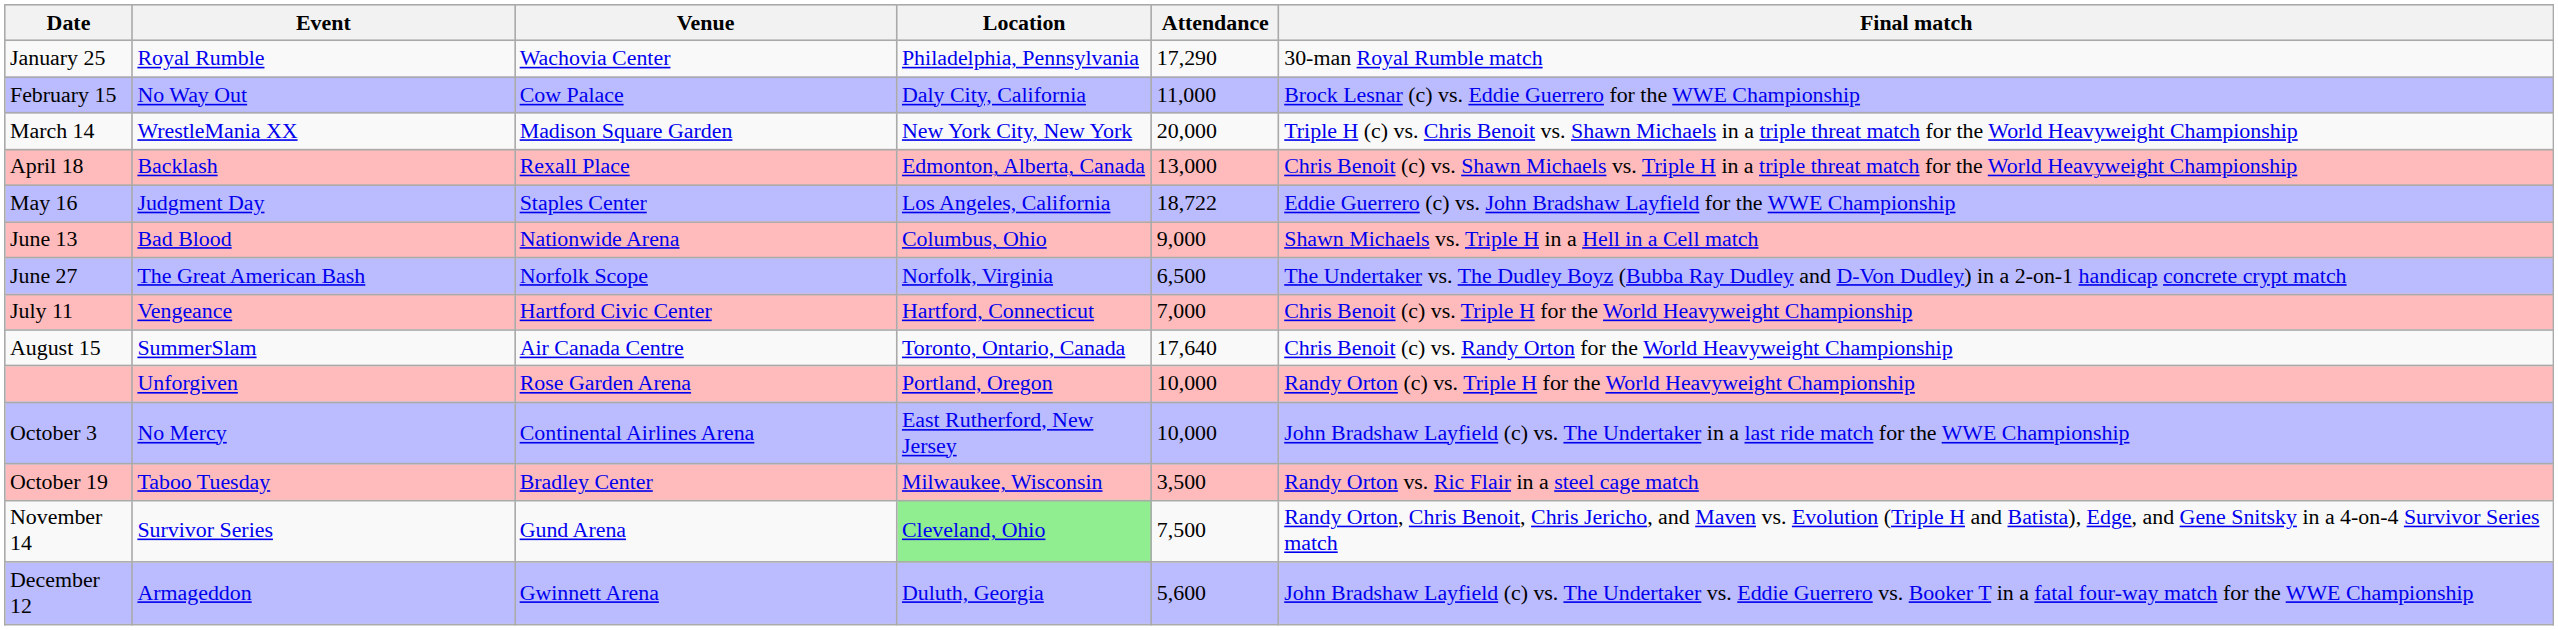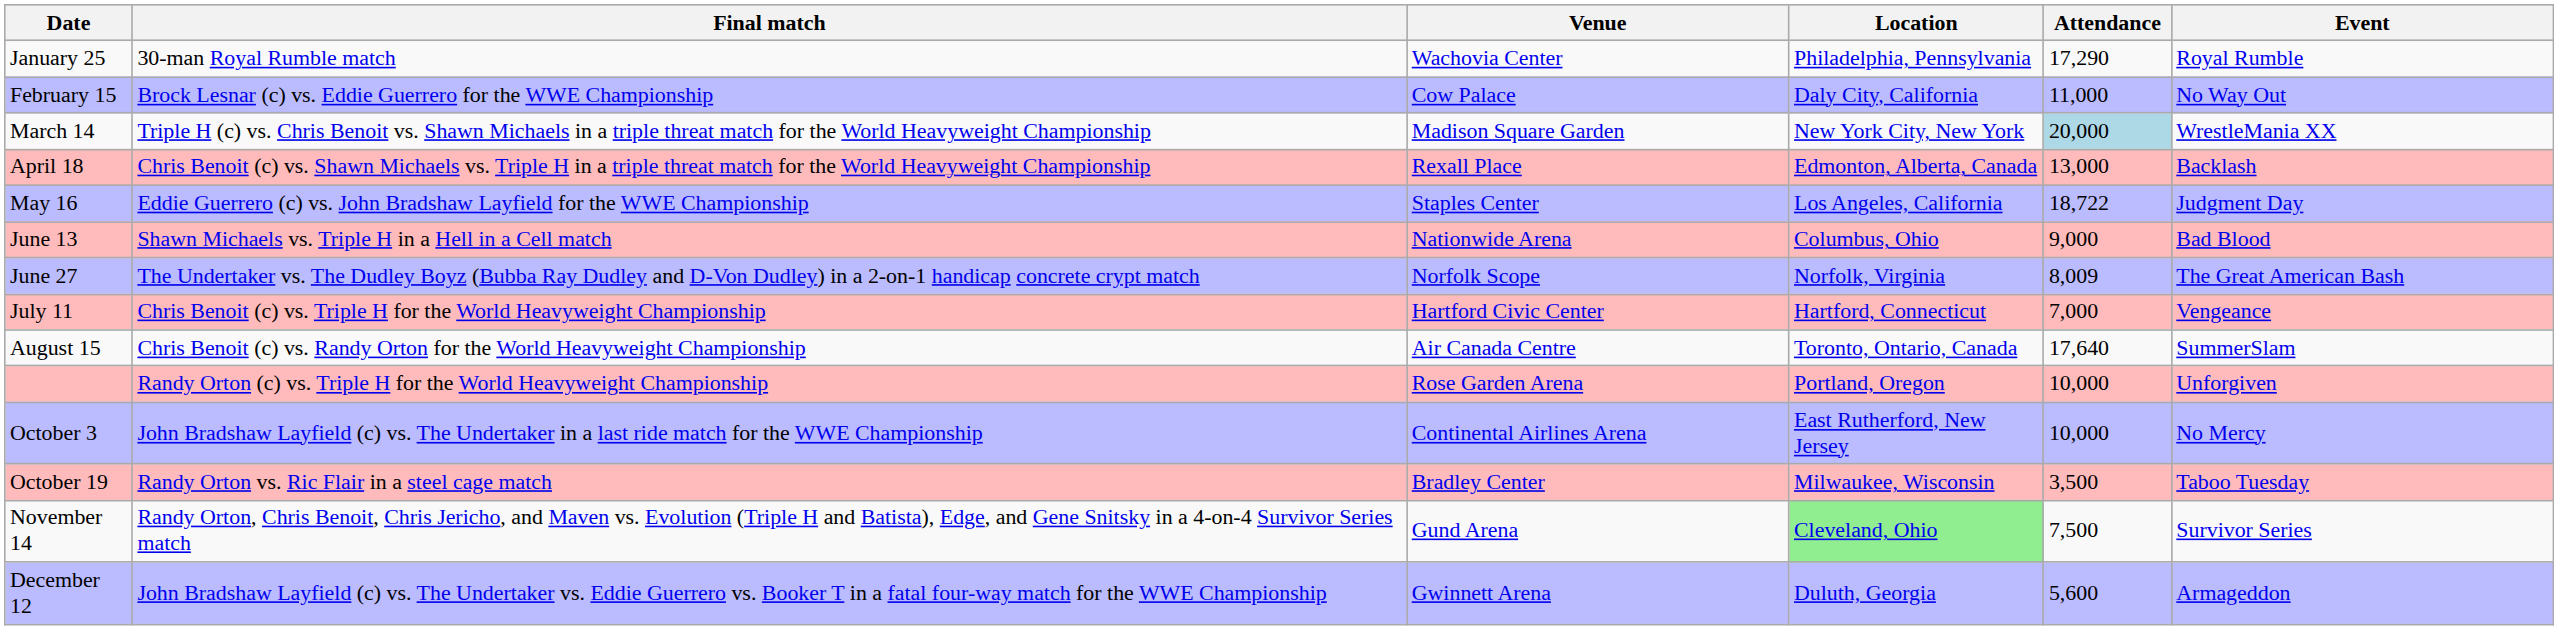columns swapped: (323, 22) <-> (1916, 22)
(1187, 130) no background -> (2079, 130) lightblue background
(1181, 275) 6,500 -> (2074, 275) 8,009
